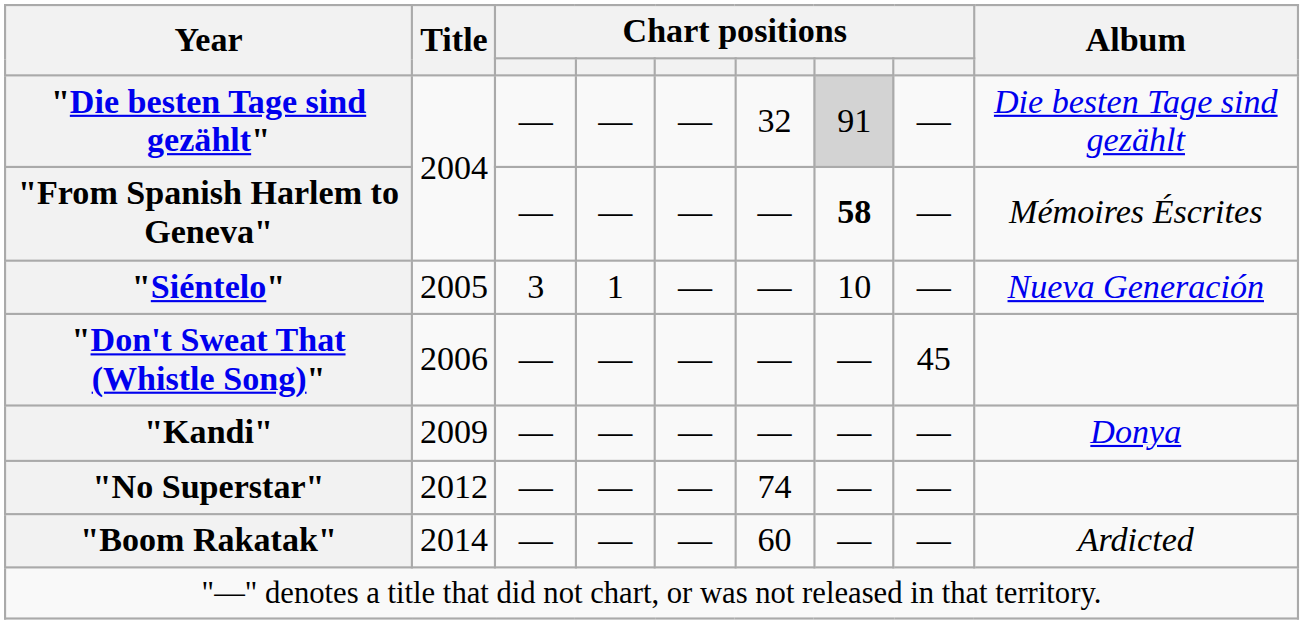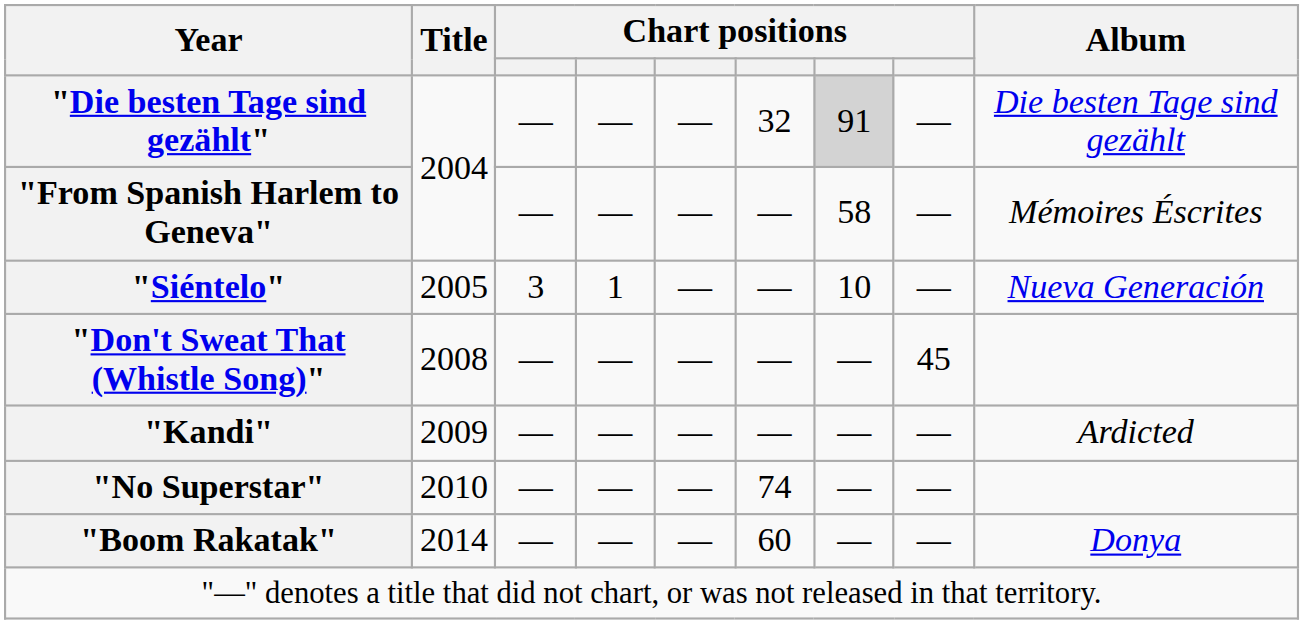(854, 212) bold -> (854, 212) normal
(454, 359) 2006 -> (454, 359) 2008
(1136, 432) Donya -> (1136, 432) Ardicted
(454, 486) 2012 -> (454, 486) 2010
(1136, 540) Ardicted -> (1136, 540) Donya
